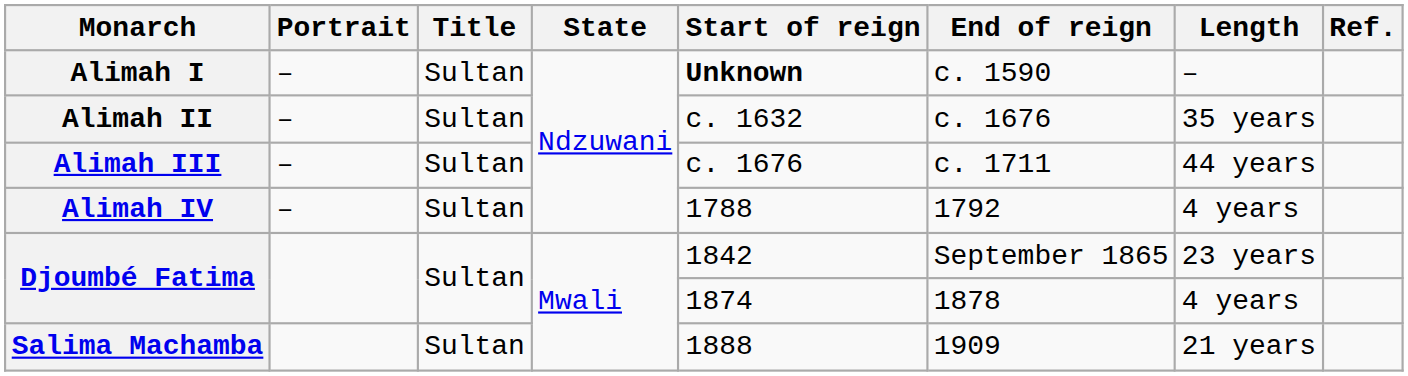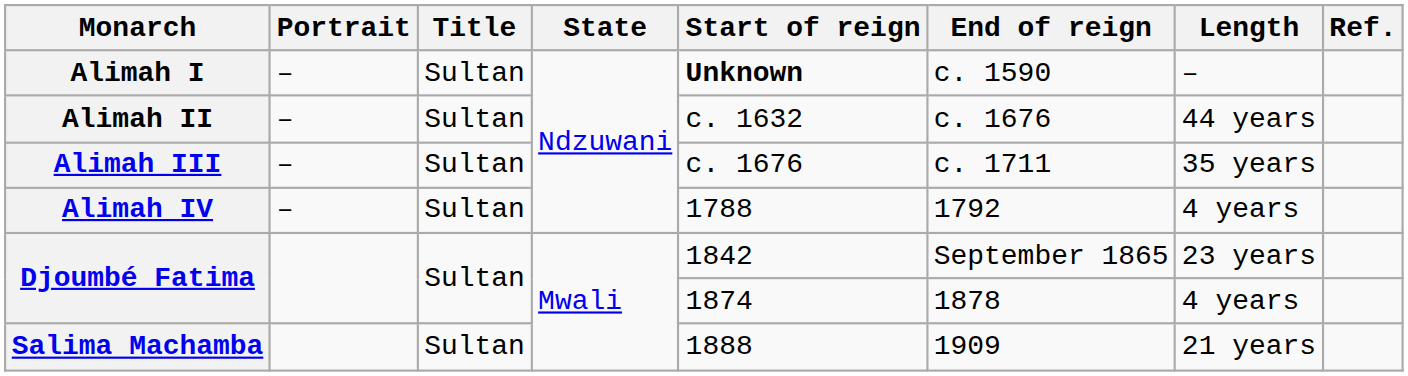(1249, 119) 35 years -> (1249, 119) 44 years
(1249, 165) 44 years -> (1249, 165) 35 years
